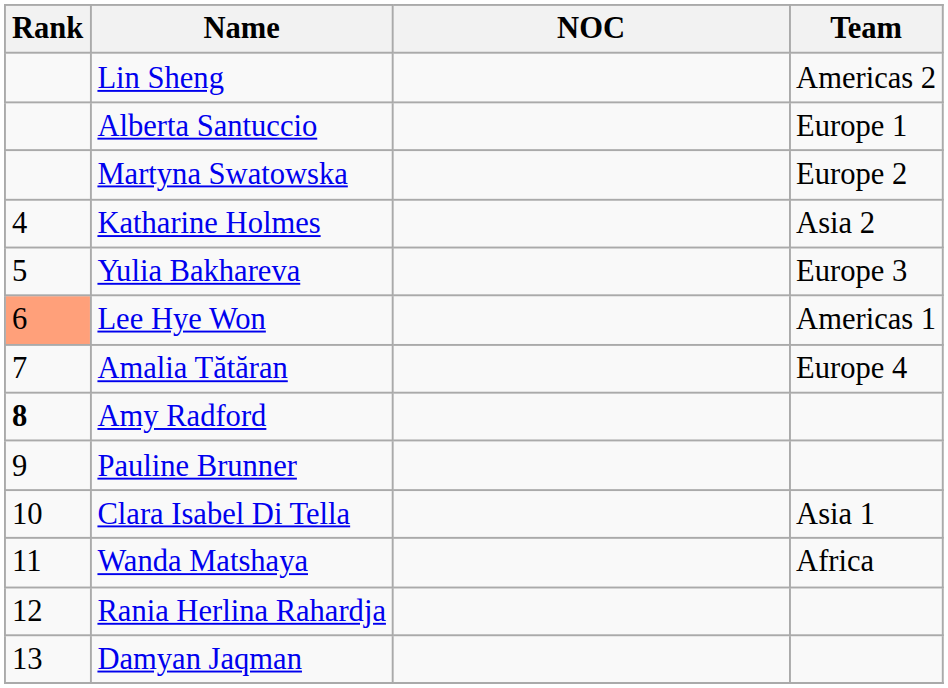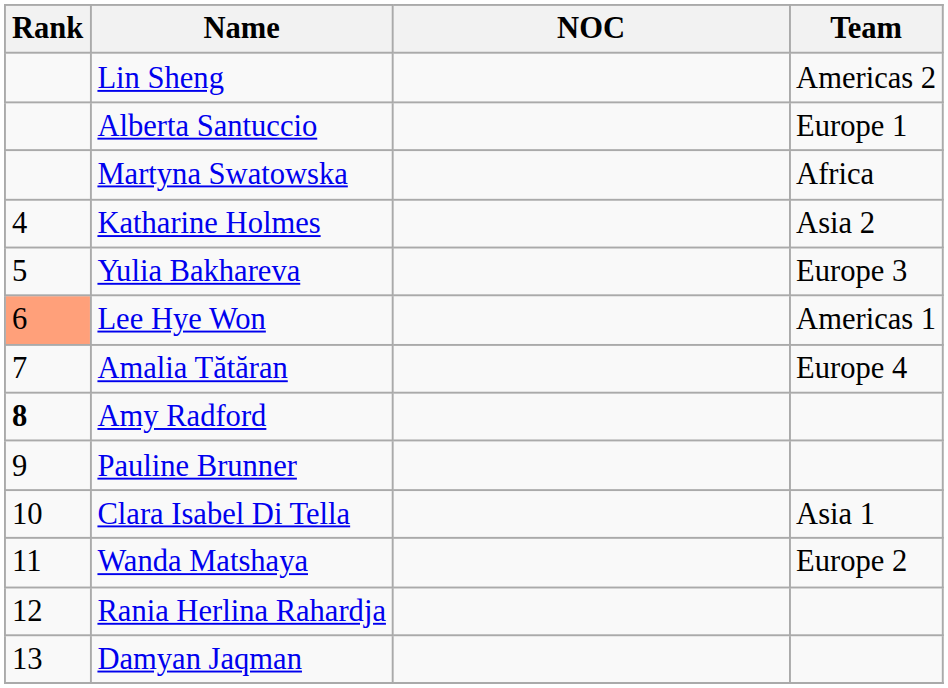(852, 174) Europe 2 -> (835, 174) Africa
(835, 561) Africa -> (852, 561) Europe 2
